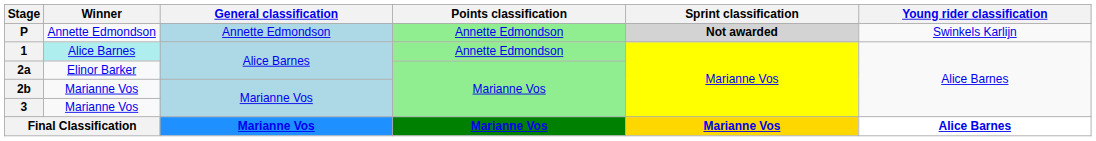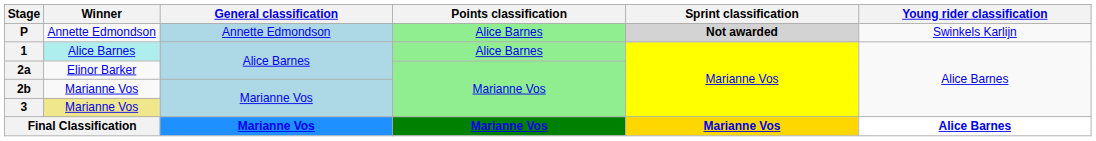(509, 32) Annette Edmondson -> (509, 32) Alice Barnes
(509, 51) Annette Edmondson -> (509, 51) Alice Barnes
(102, 107) no background -> (102, 107) khaki background
